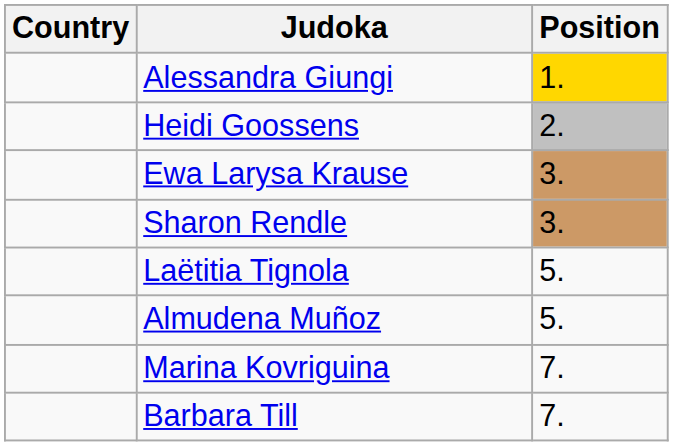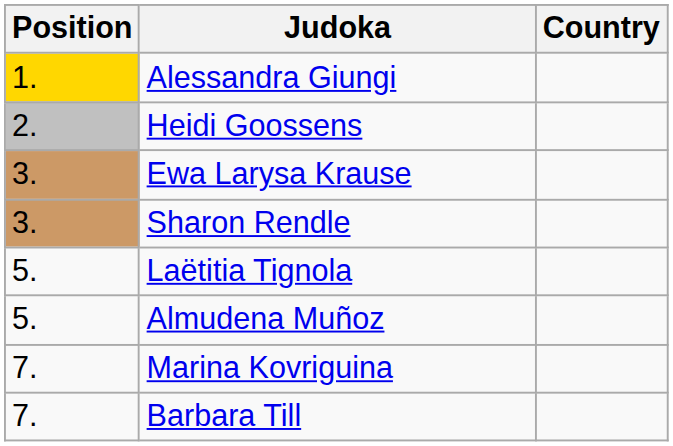columns swapped: (600, 28) <-> (71, 28)
